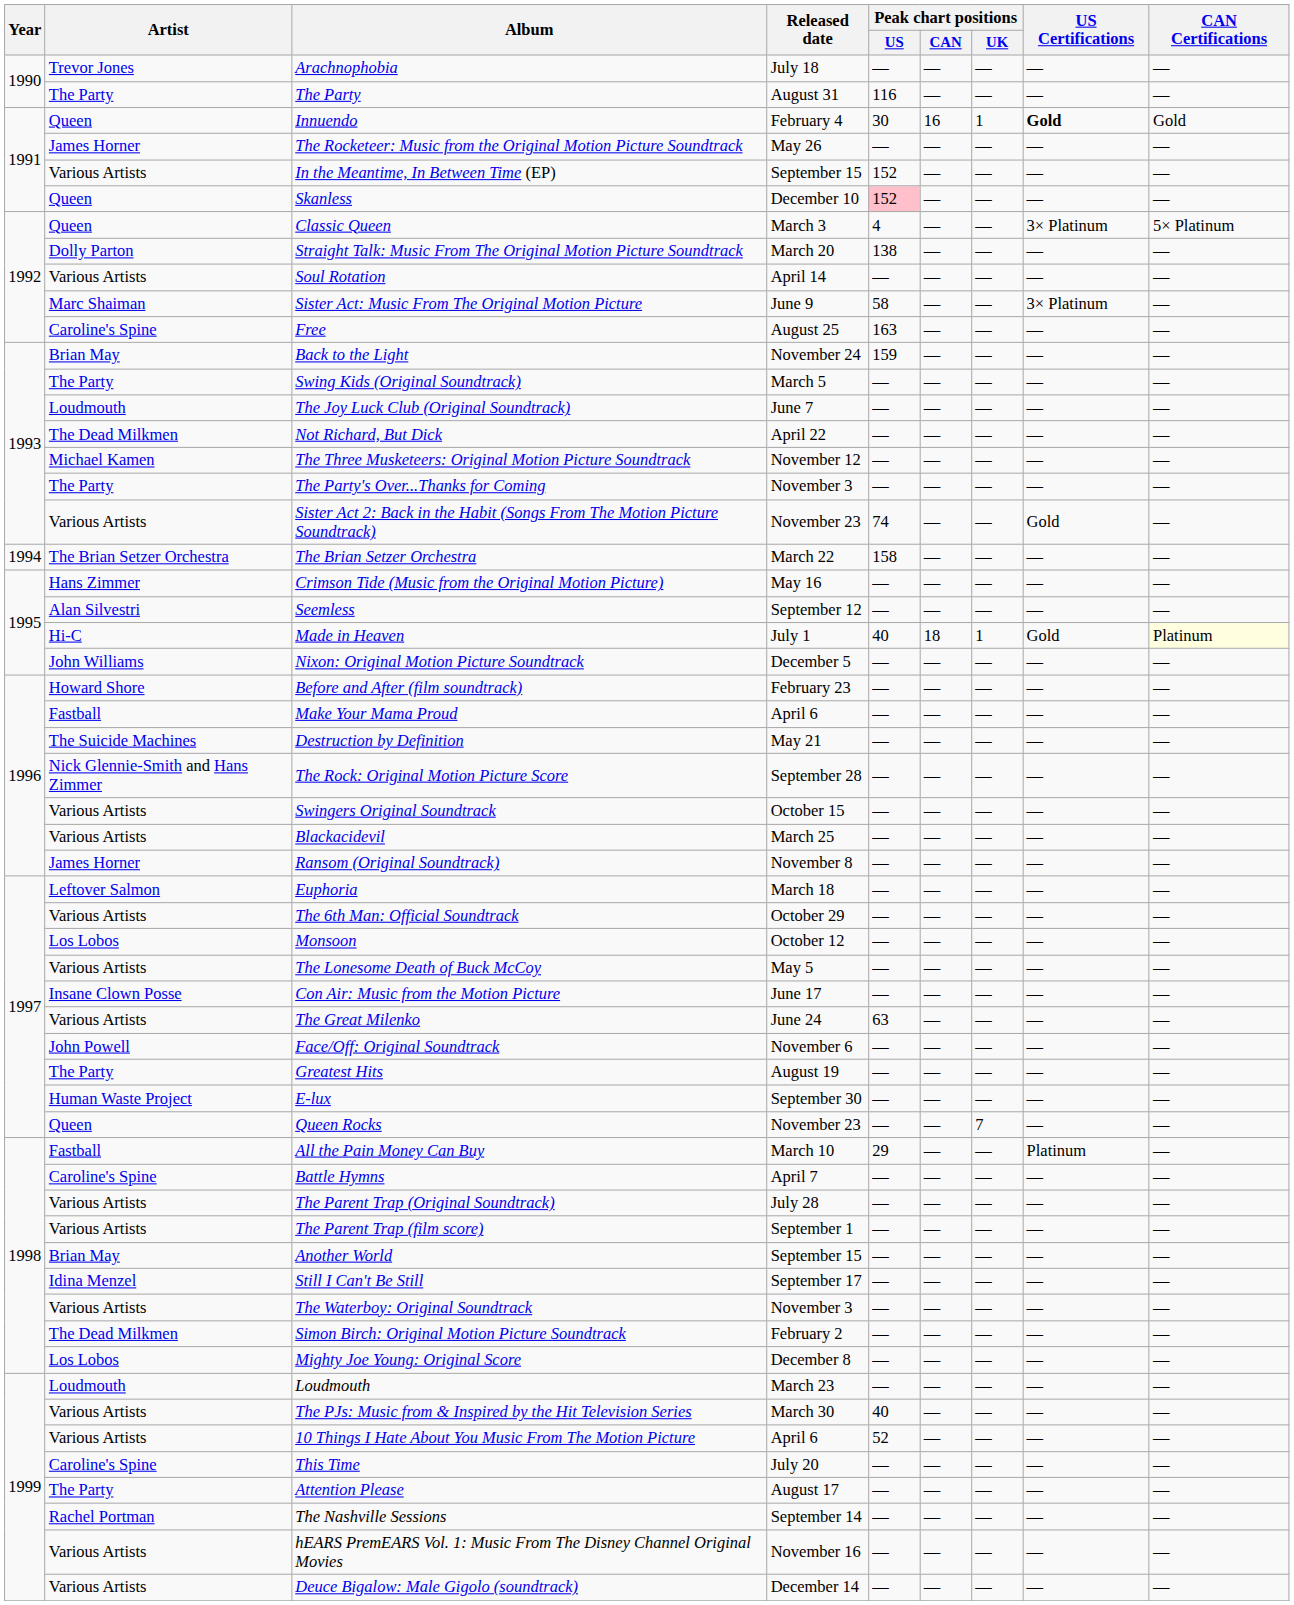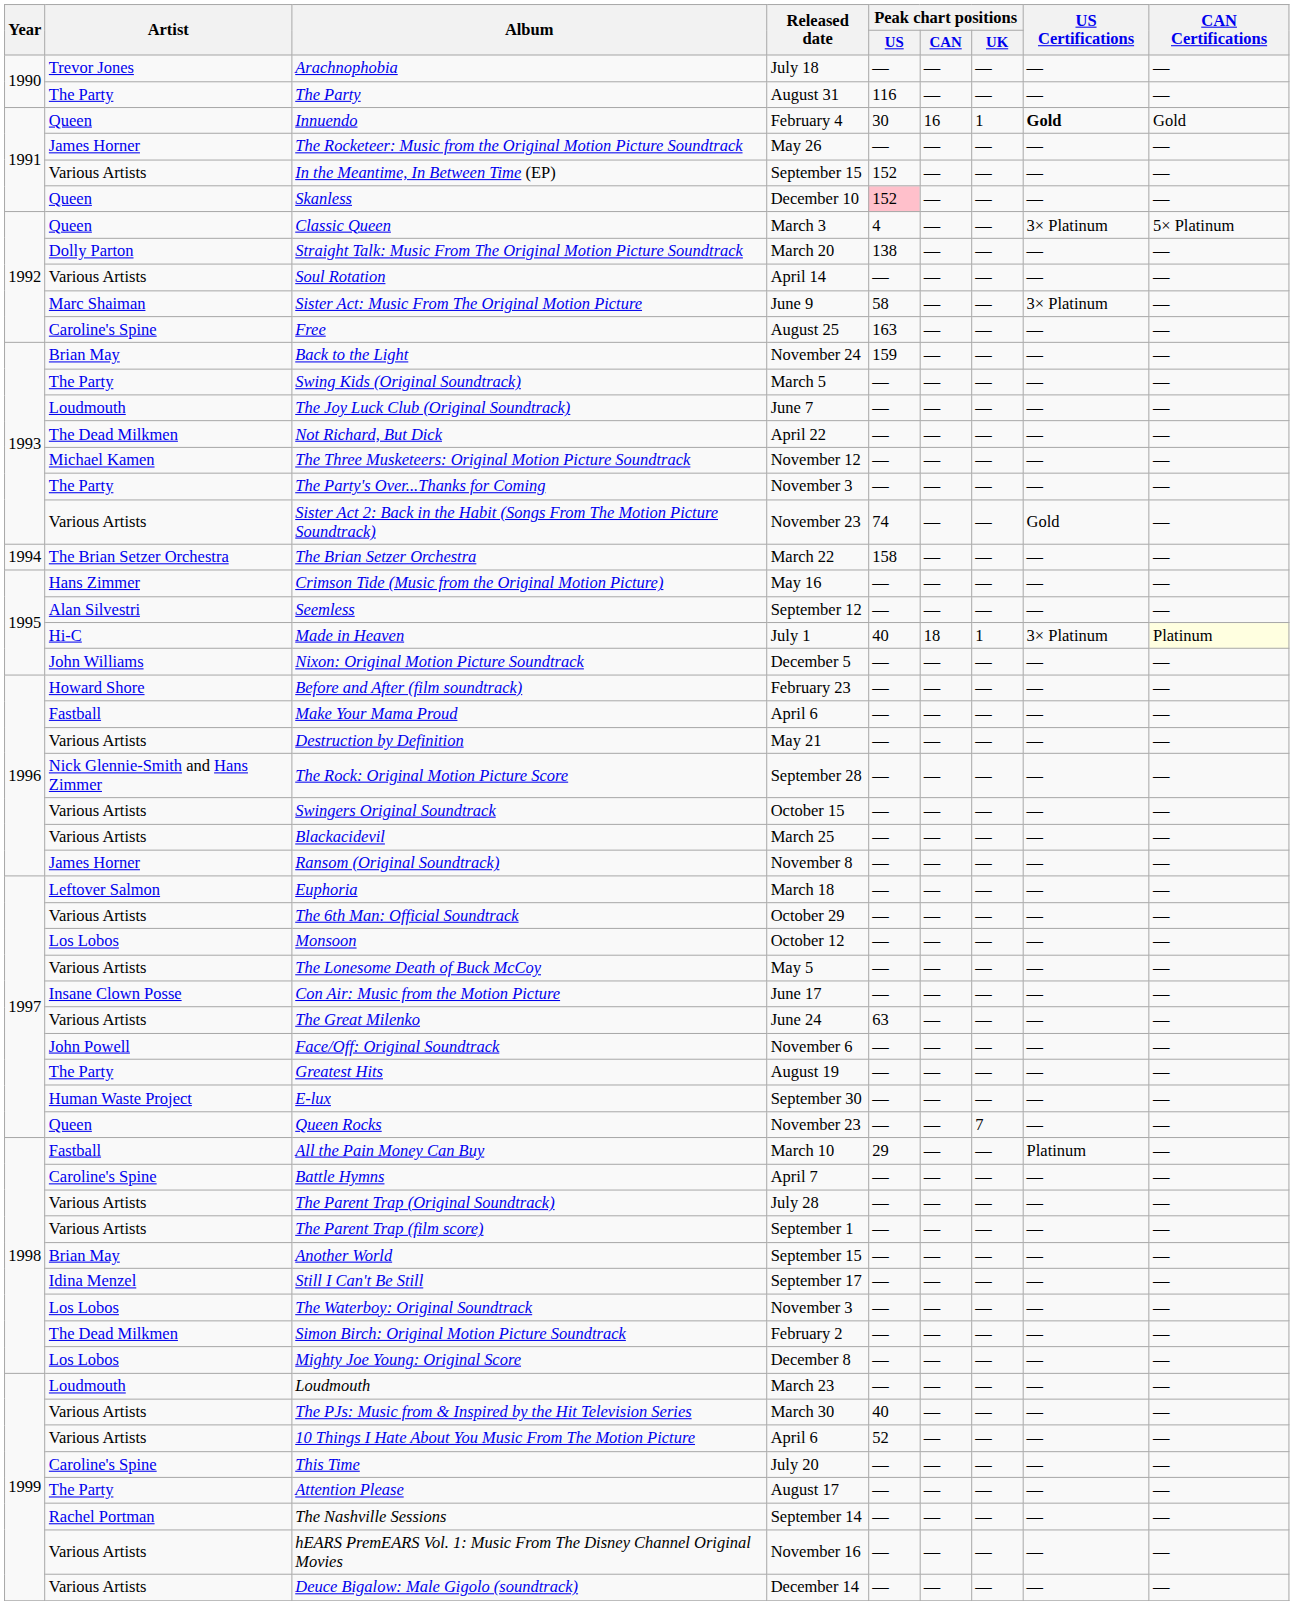(1043, 635) Gold -> (1067, 635) 3× Platinum
(123, 740) The Suicide Machines -> (98, 740) Various Artists
(98, 1307) Various Artists -> (84, 1307) Los Lobos
